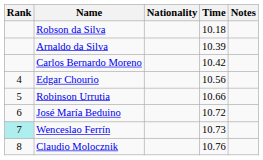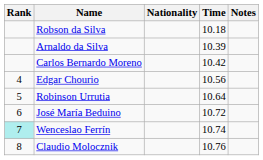(214, 96) 10.66 -> (214, 96) 10.64
(214, 130) 10.73 -> (214, 130) 10.74
